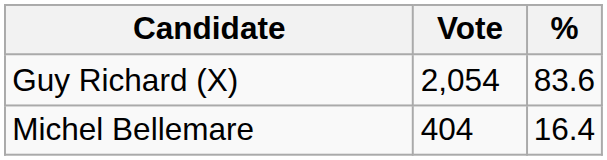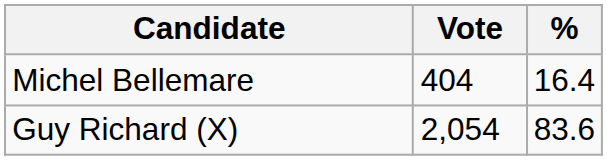rows swapped: (125, 79) <-> (133, 129)
